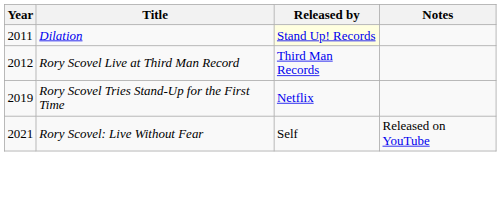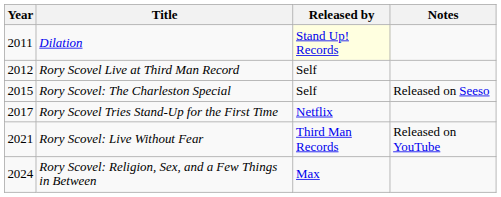(305, 63) Third Man Records -> (306, 70) Self
+ row: (135, 91)
(20, 98) 2019 -> (20, 111) 2017
(287, 133) Self -> (324, 139) Third Man Records
+ row: (158, 174)
